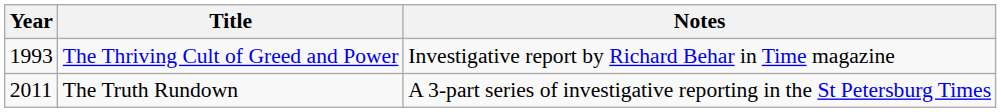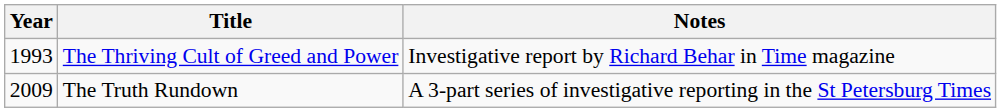(31, 90) 2011 -> (31, 90) 2009
